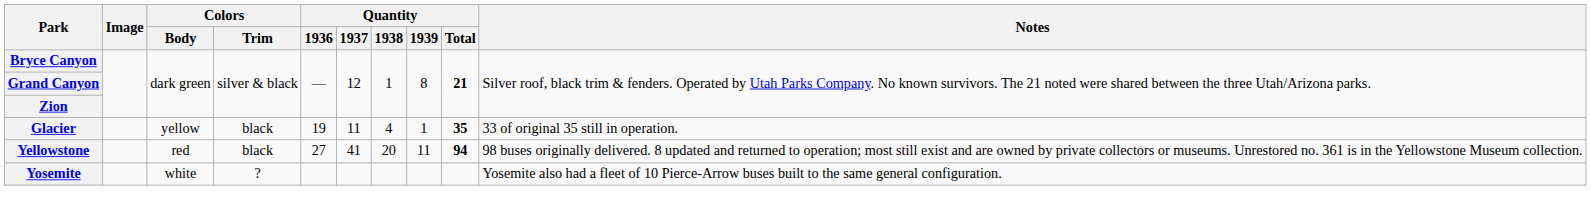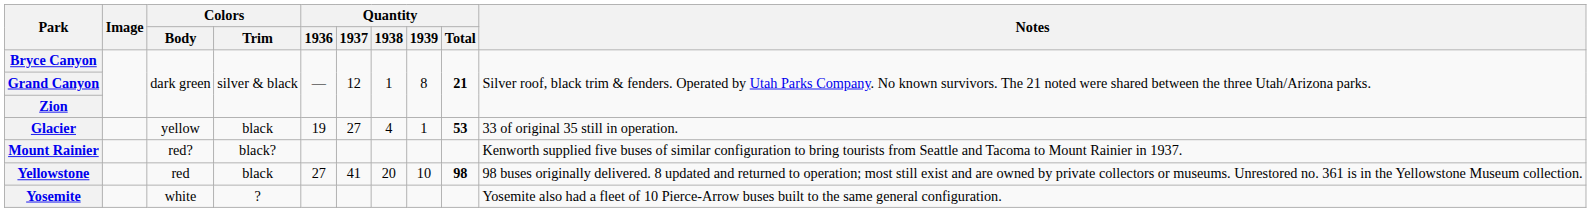(354, 128) 11 -> (354, 128) 27
(460, 128) 35 -> (460, 128) 53
+ row: (53, 151)
(424, 151) 11 -> (424, 173) 10
(460, 151) 94 -> (460, 173) 98
